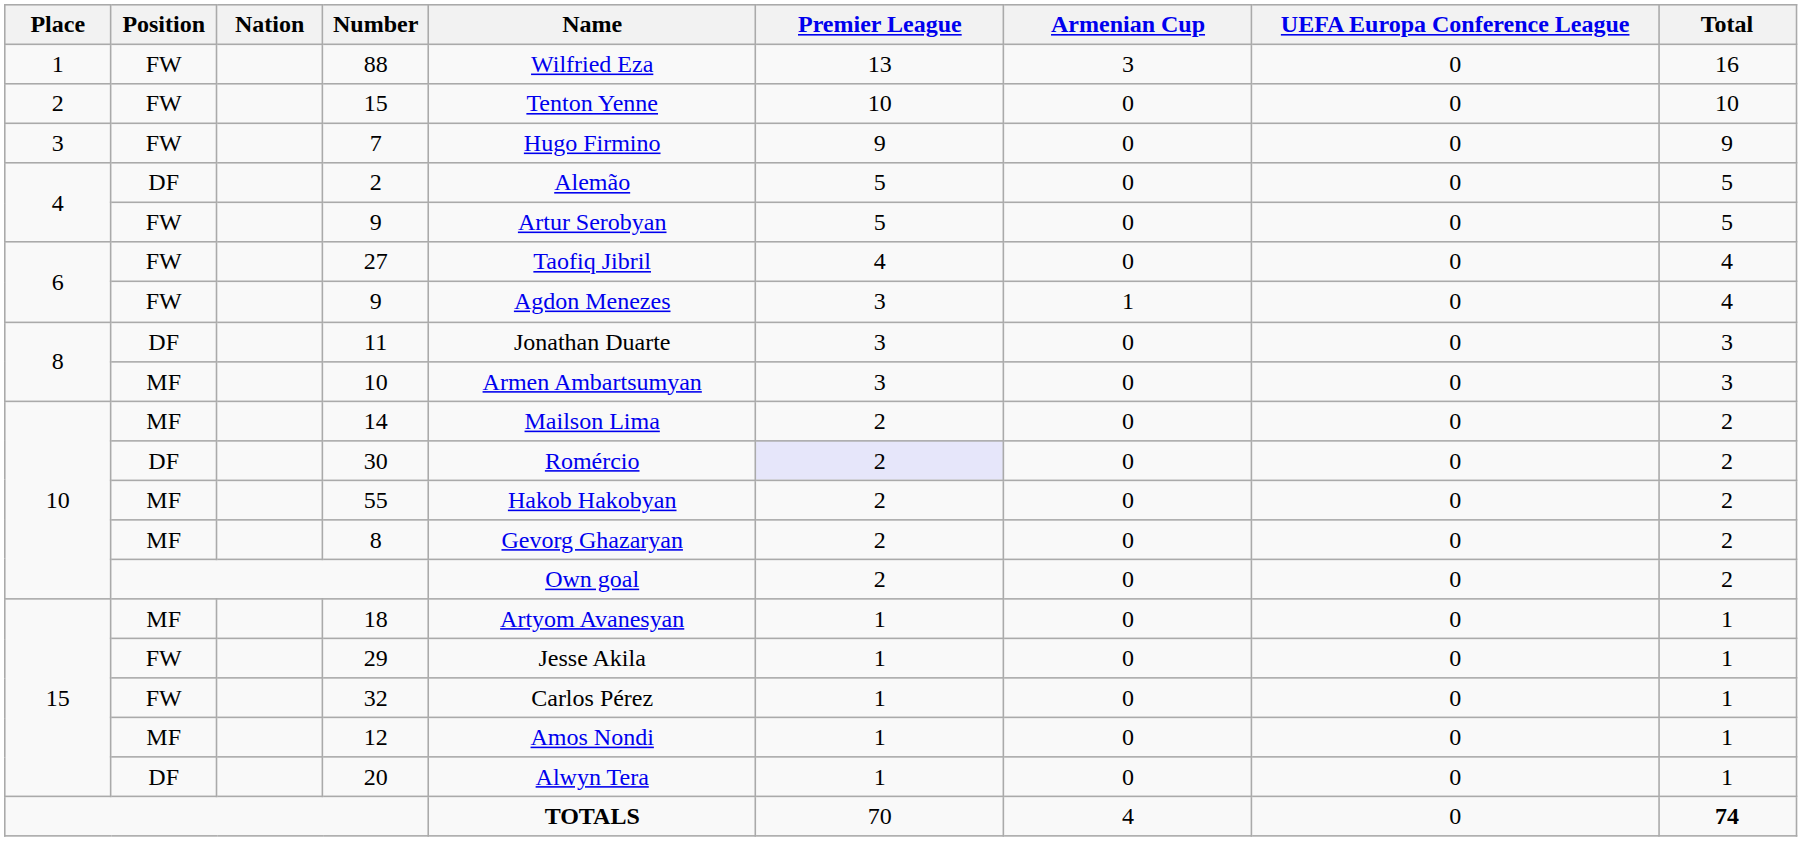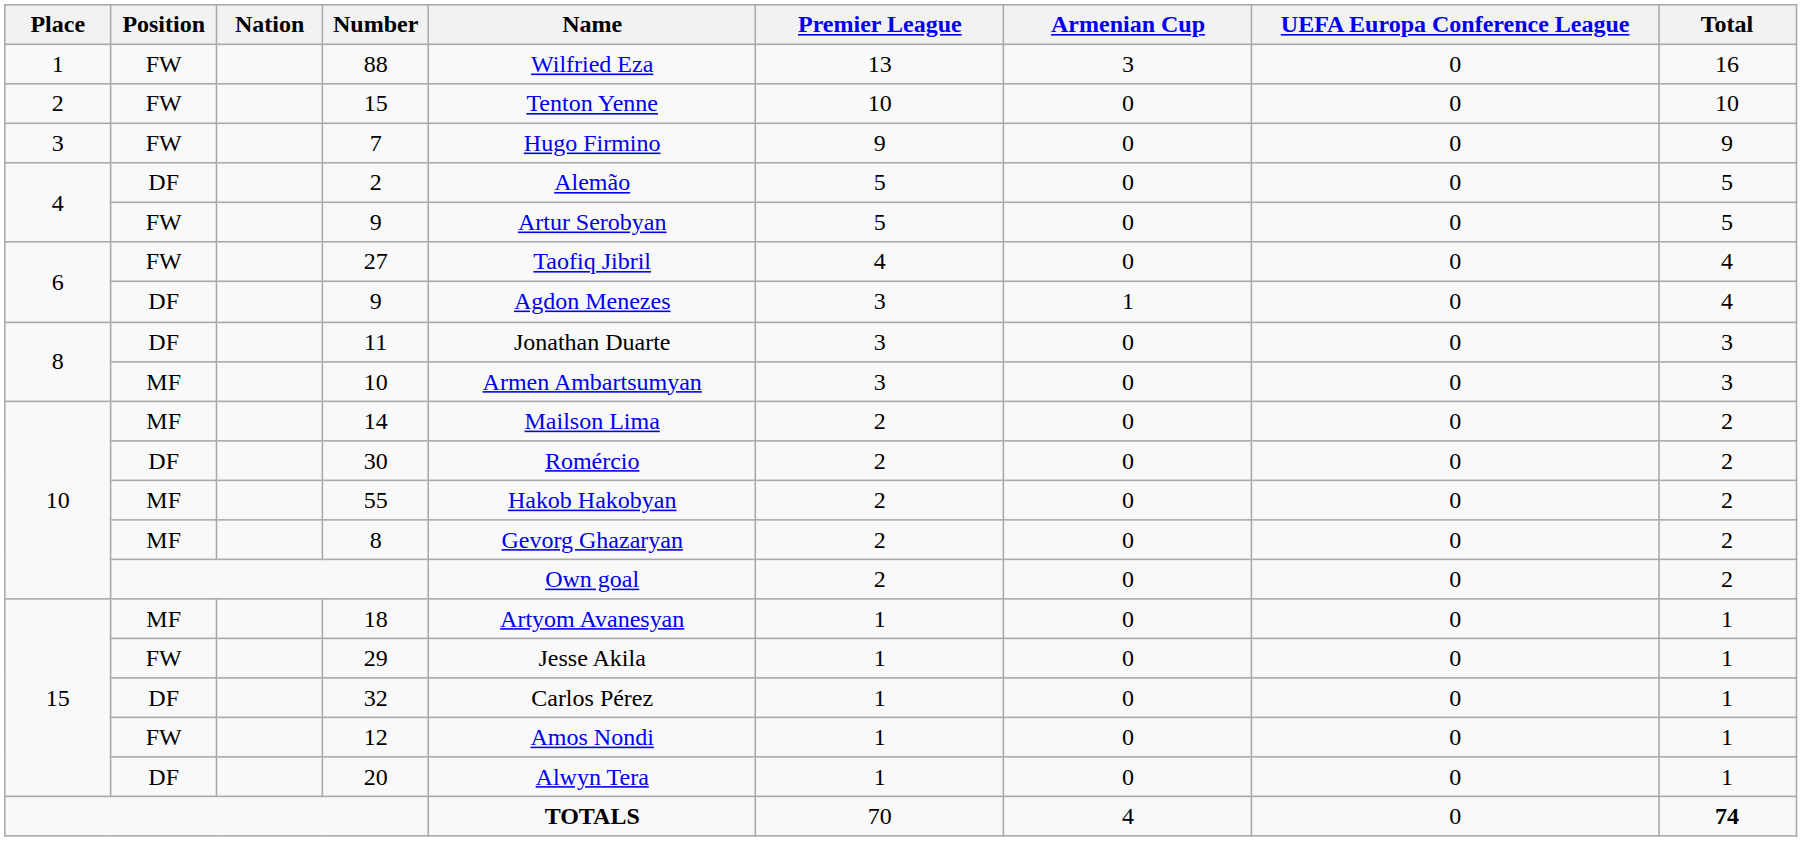(164, 301) FW -> (164, 301) DF
(880, 460) lavender background -> (880, 460) no background
(164, 697) FW -> (164, 697) DF
(164, 737) MF -> (164, 737) FW
